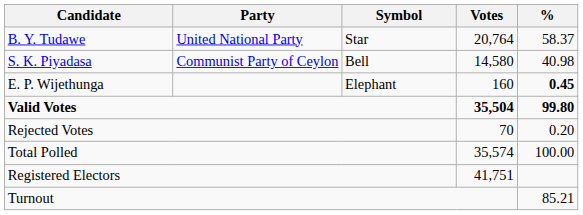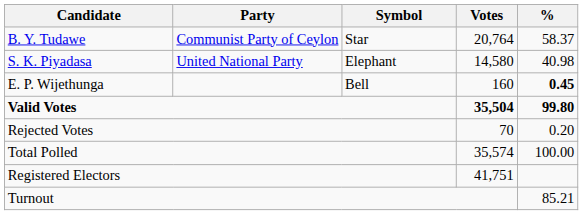(240, 38) United National Party -> (257, 38) Communist Party of Ceylon
(257, 61) Communist Party of Ceylon -> (240, 61) United National Party
(357, 61) Bell -> (371, 61) Elephant
(371, 84) Elephant -> (357, 84) Bell
